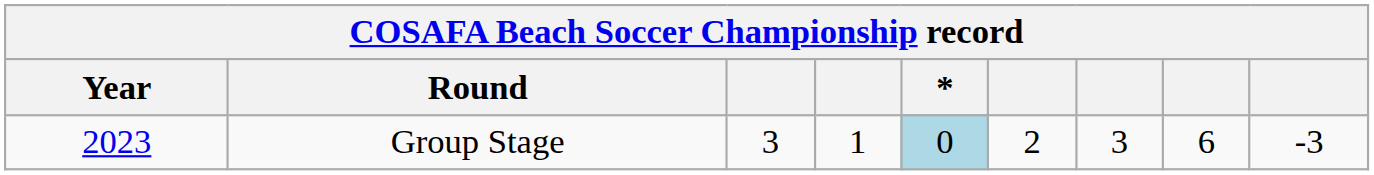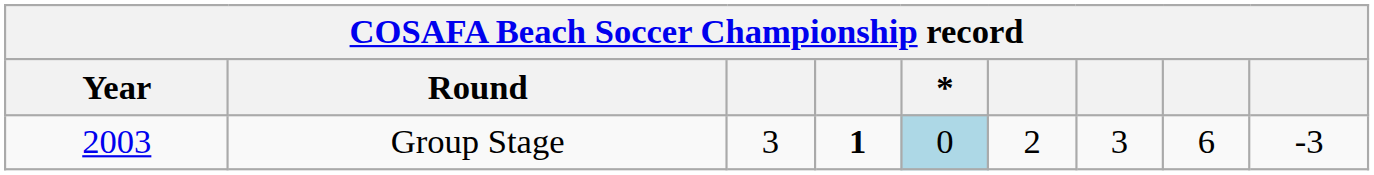(117, 141) 2023 -> (117, 141) 2003
(858, 141) normal -> (858, 141) bold
